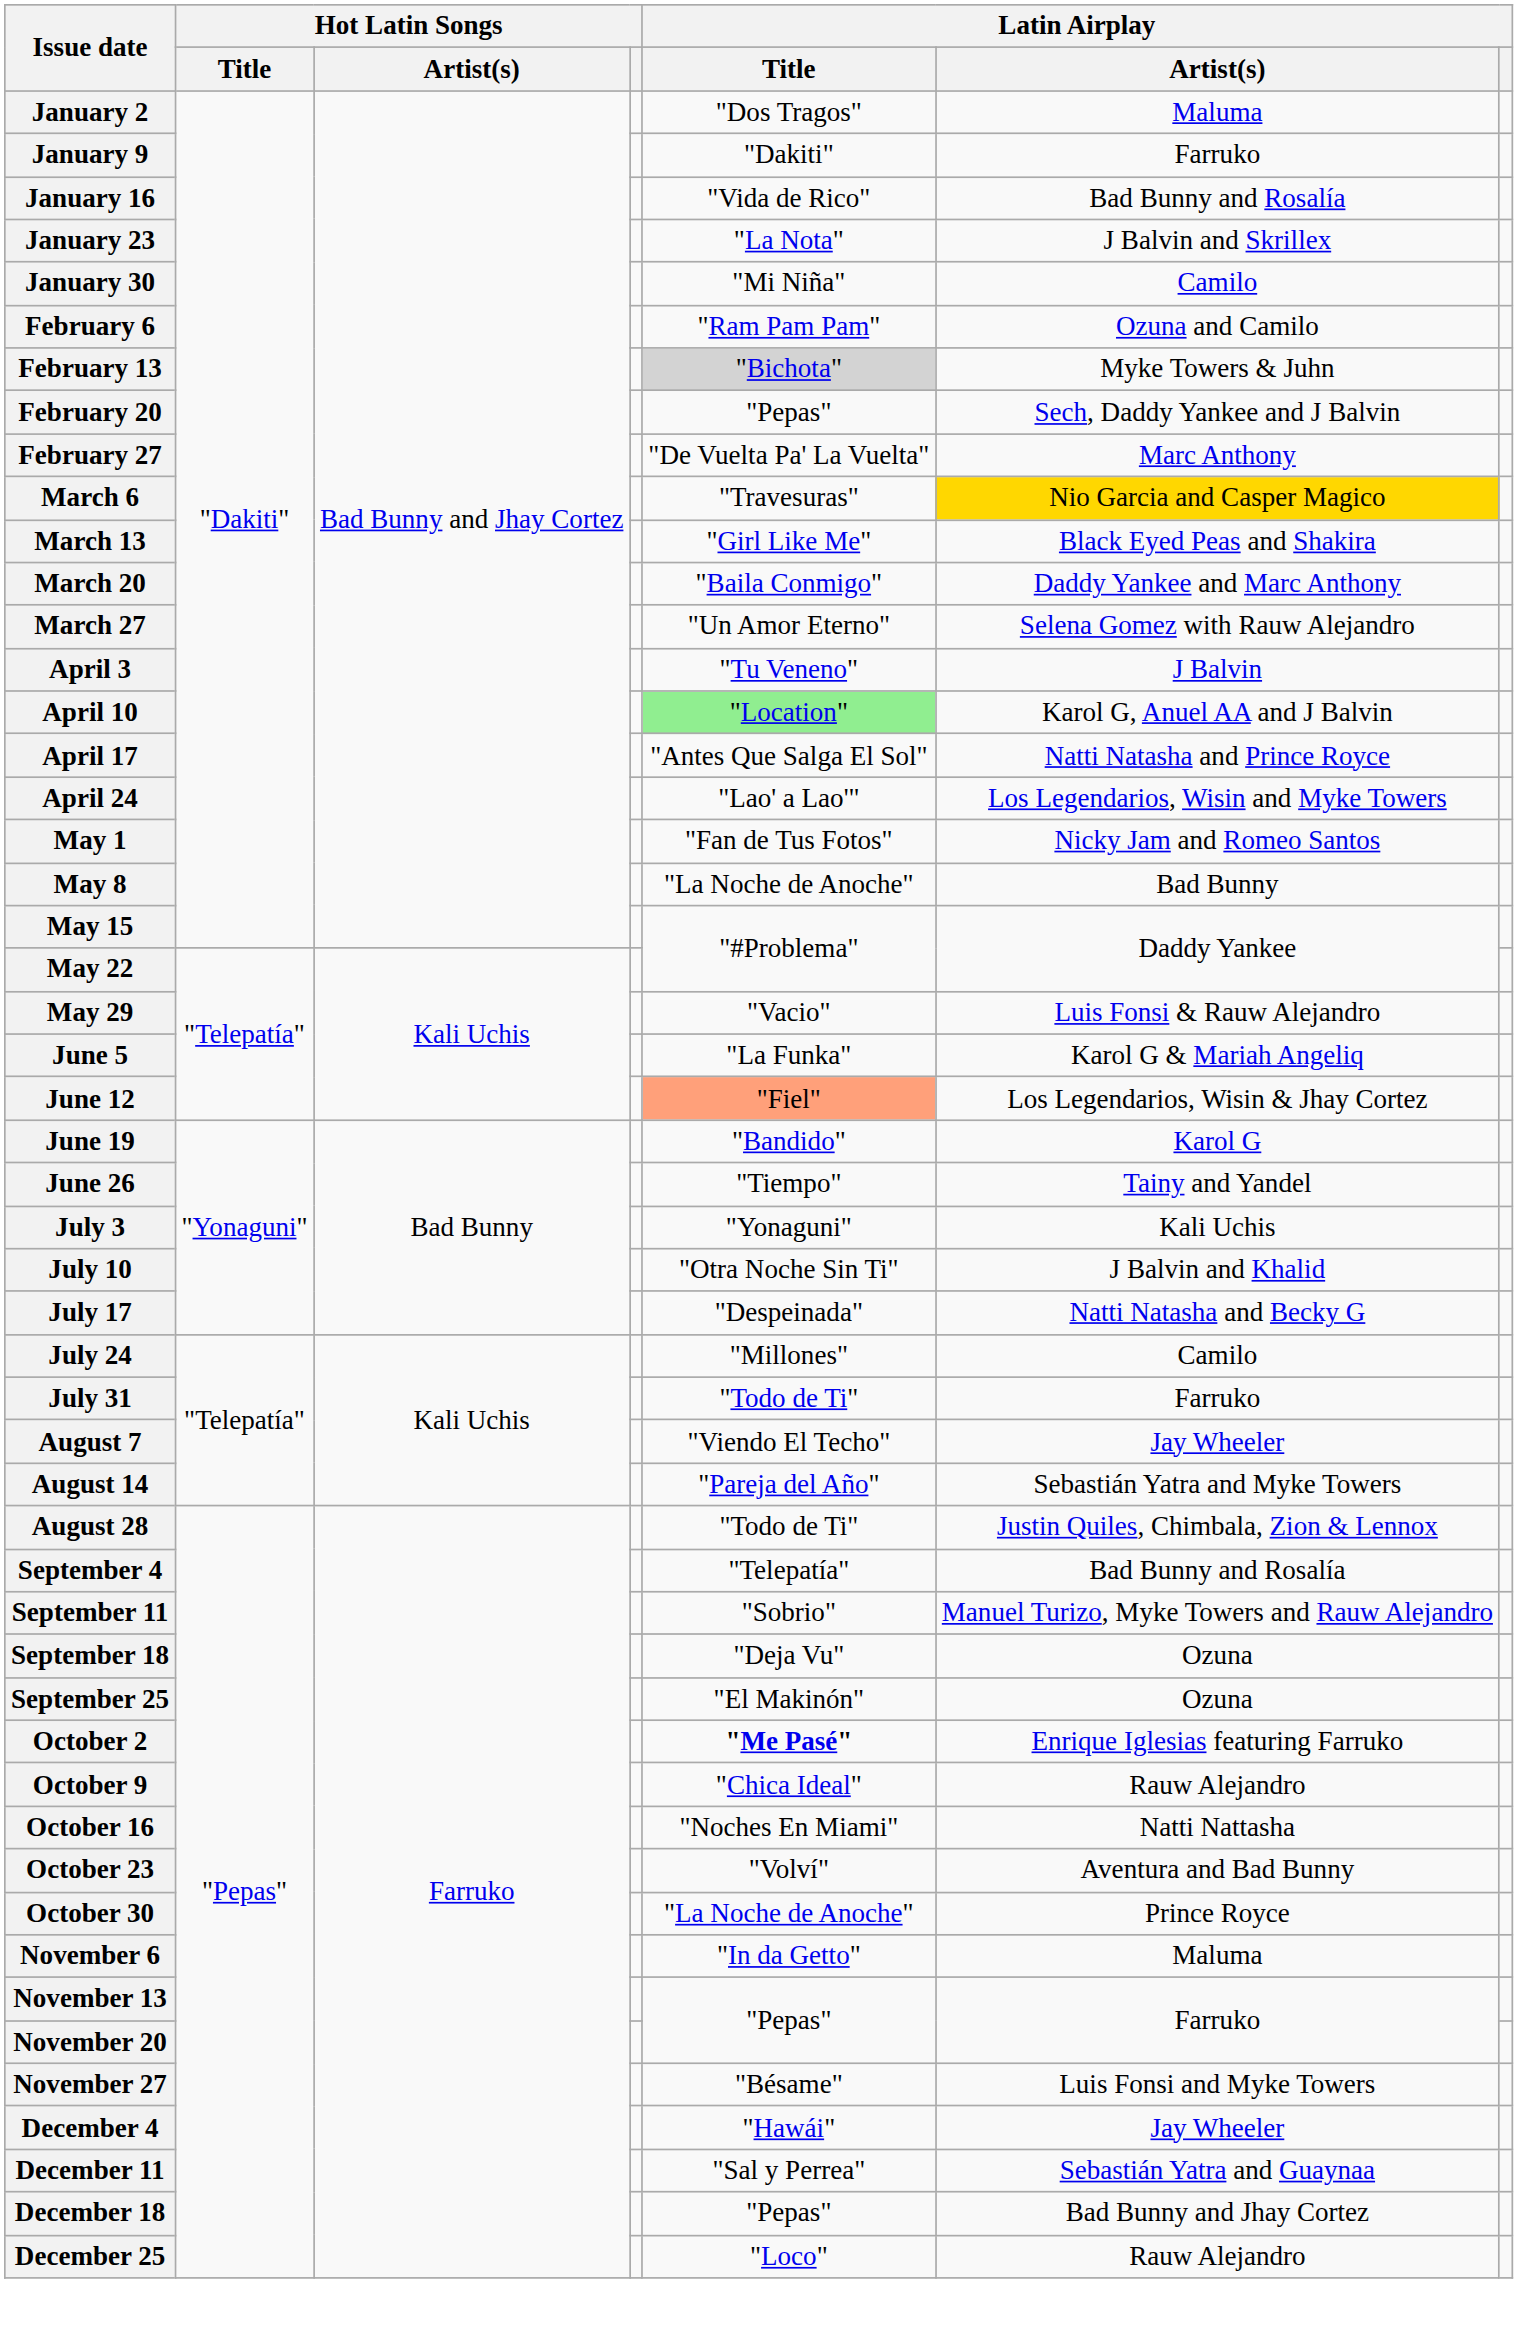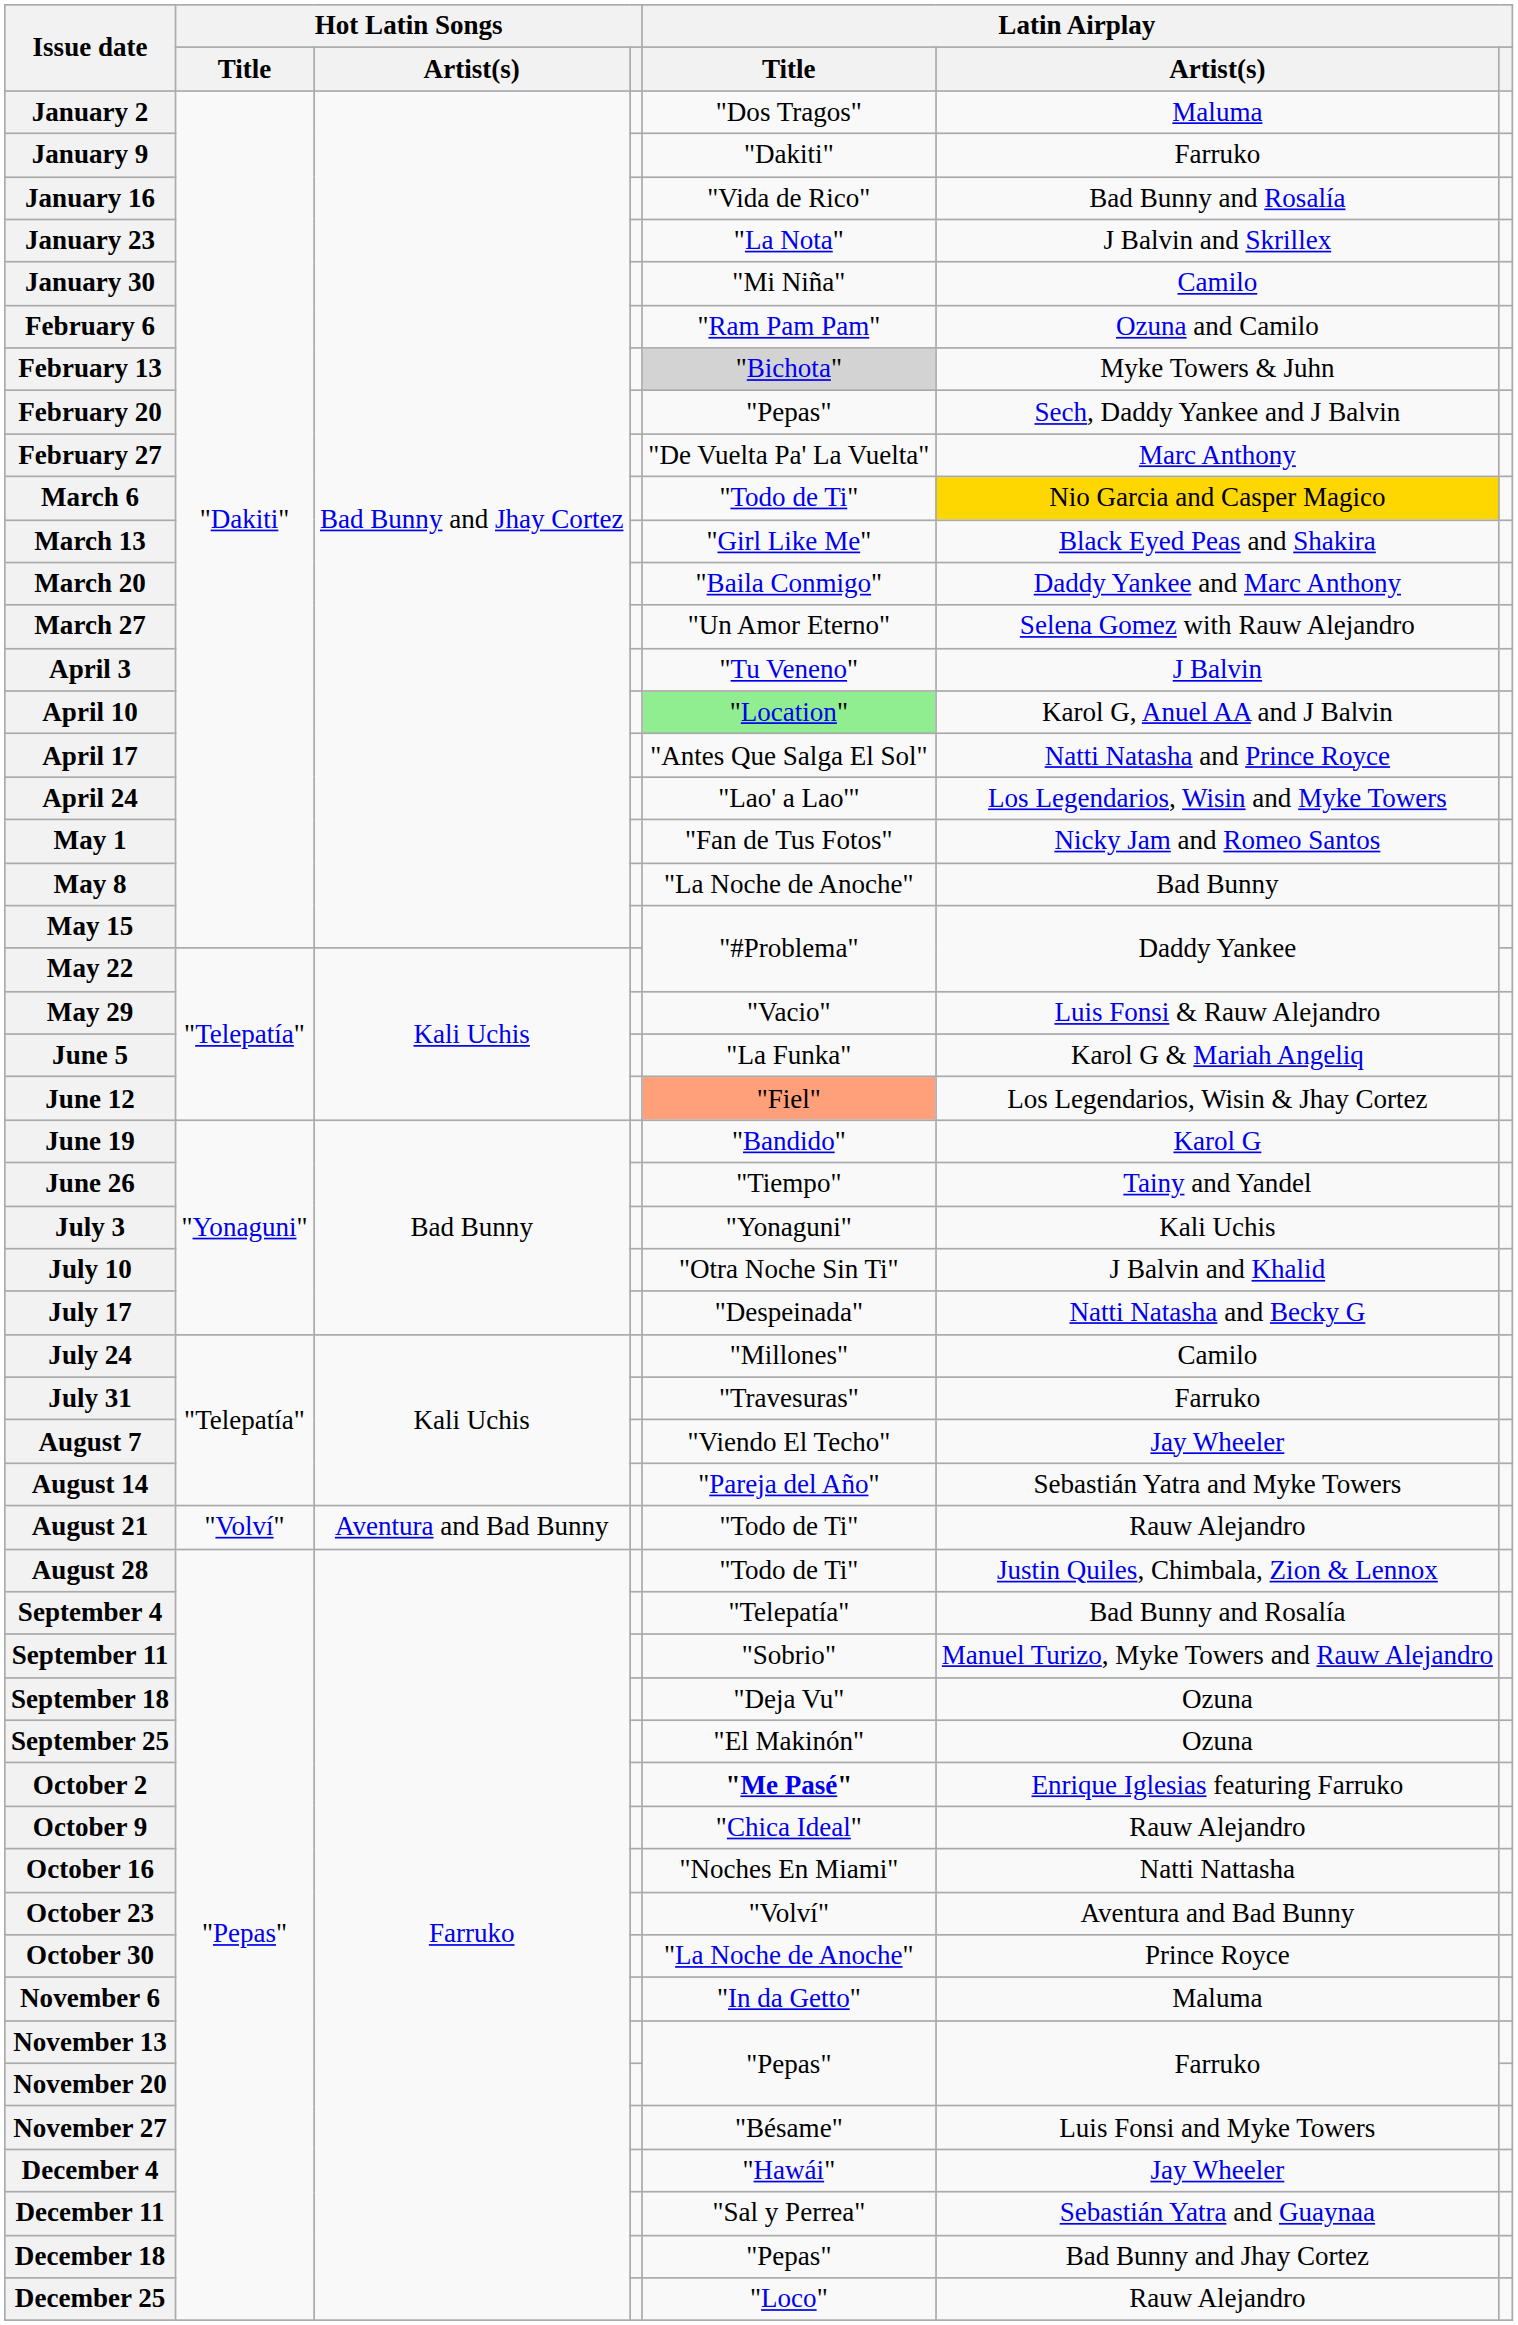(789, 497) "Travesuras" -> (789, 497) "Todo de Ti"
(789, 1398) "Todo de Ti" -> (789, 1398) "Travesuras"
+ row: (90, 1526)
